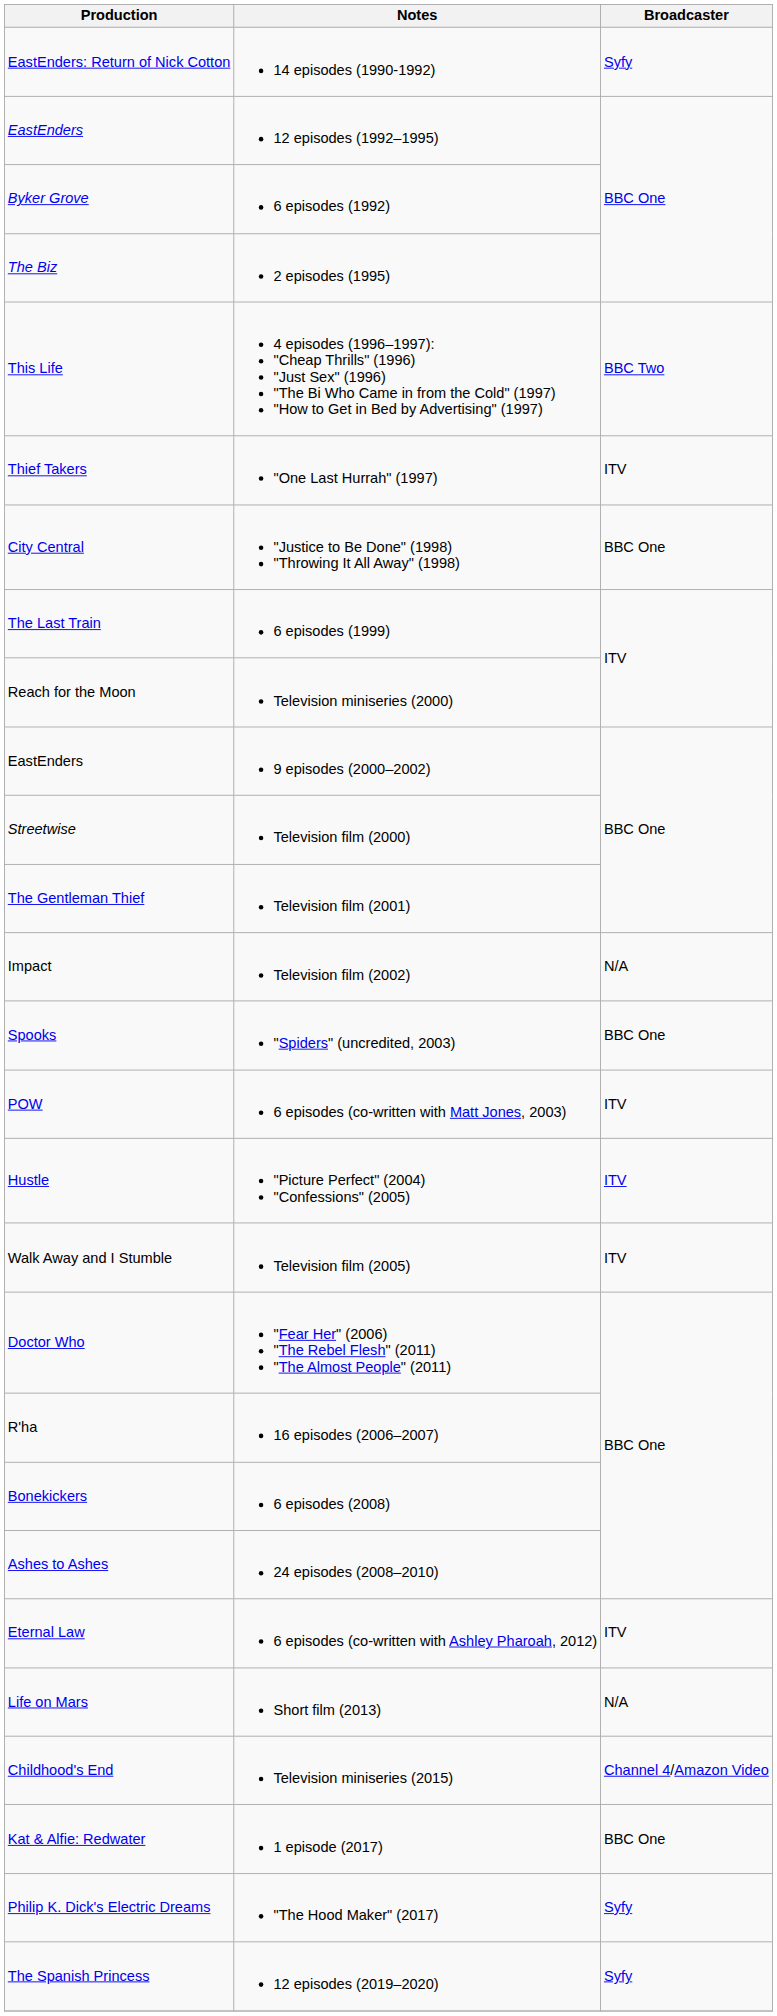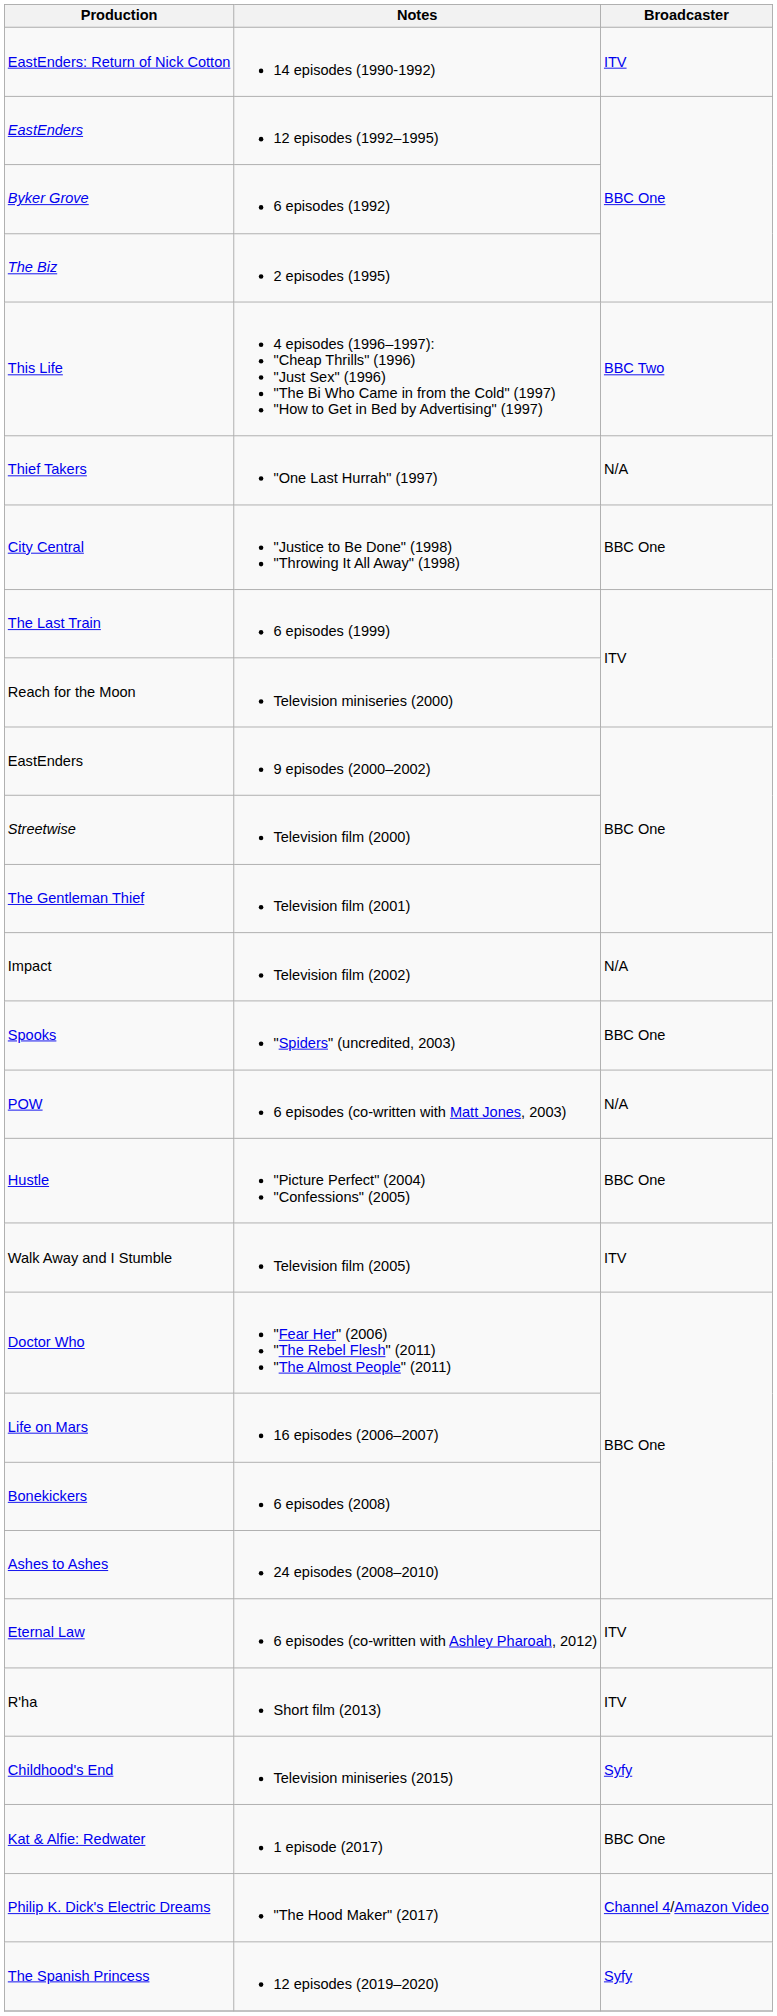(618, 61) Syfy -> (615, 61) ITV
(615, 470) ITV -> (616, 470) N/A
(615, 1104) ITV -> (616, 1104) N/A
(615, 1180) ITV -> (635, 1180) BBC One
(23, 1427) R'ha -> (48, 1427) Life on Mars
(48, 1701) Life on Mars -> (23, 1701) R'ha
(616, 1701) N/A -> (615, 1701) ITV
(686, 1770) Channel 4/Amazon Video -> (618, 1770) Syfy
(618, 1907) Syfy -> (686, 1907) Channel 4/Amazon Video
